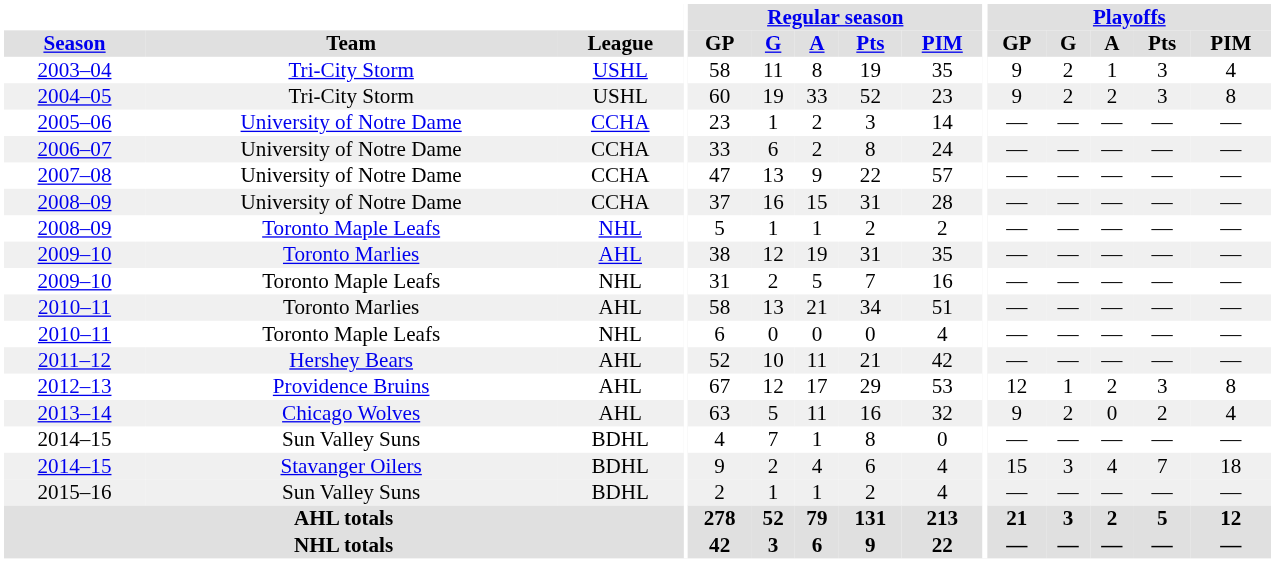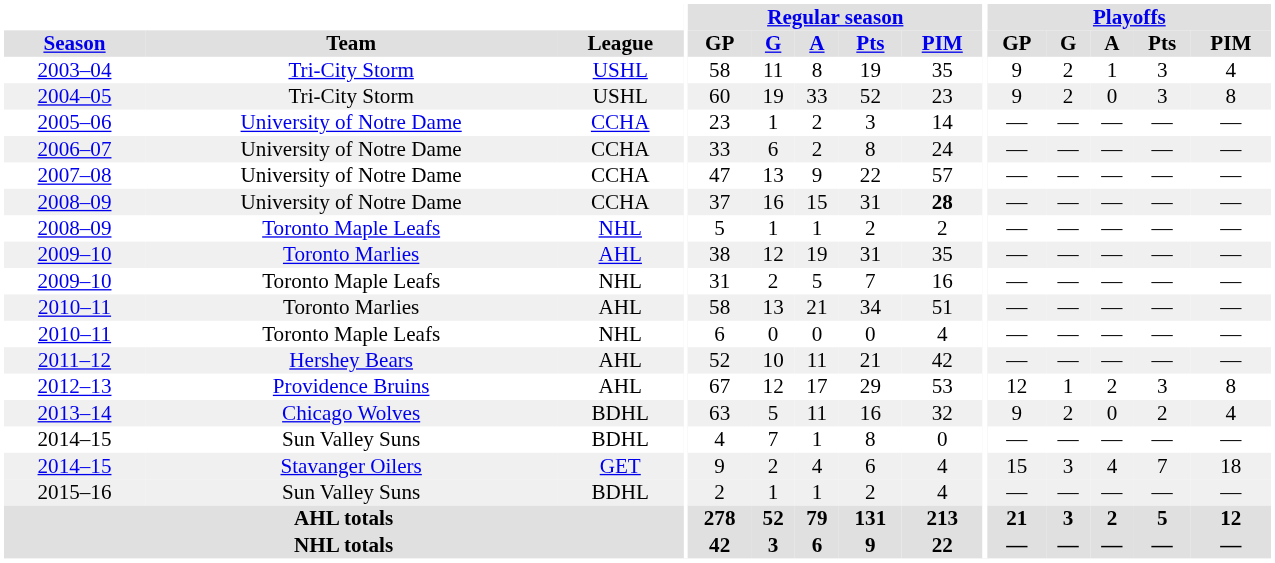(1112, 96) 2 -> (1112, 96) 0
(942, 201) normal -> (942, 201) bold
(620, 413) AHL -> (620, 413) BDHL
(620, 465) BDHL -> (620, 465) GET
